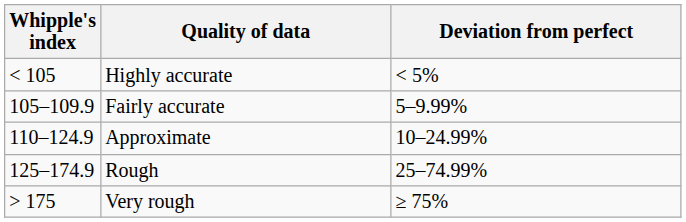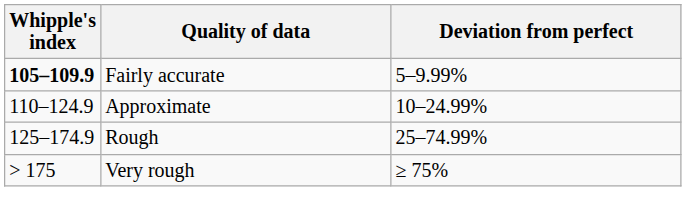- row: (169, 74)
(52, 106) normal -> (52, 74) bold
